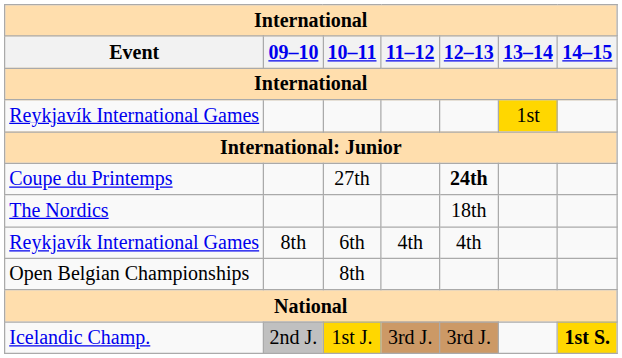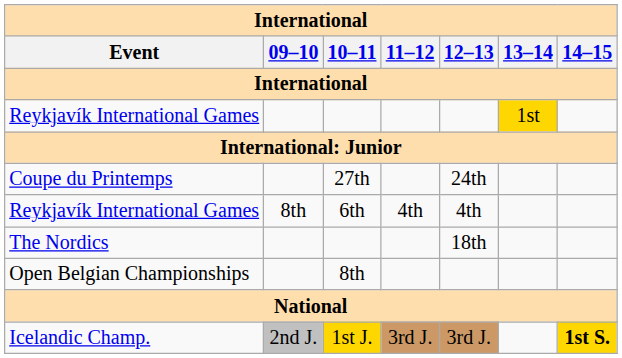(469, 178) bold -> (469, 178) normal
rows swapped: (134, 242) <-> (59, 210)
